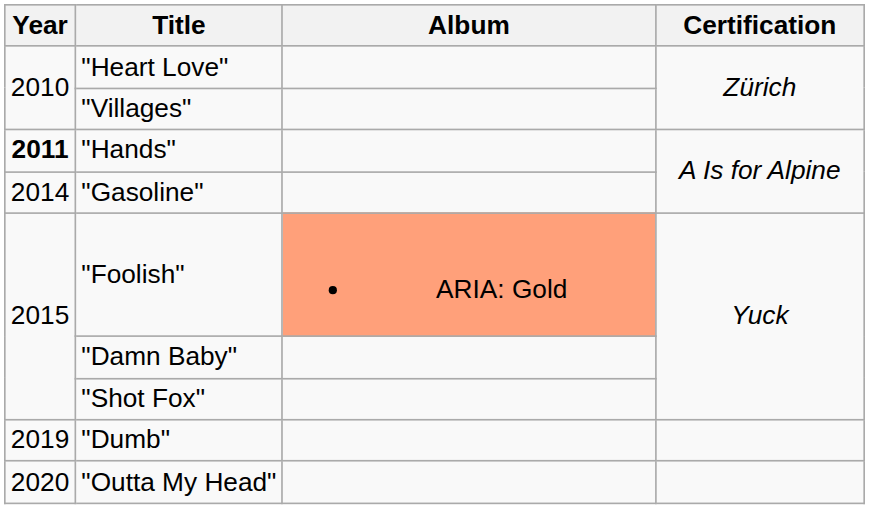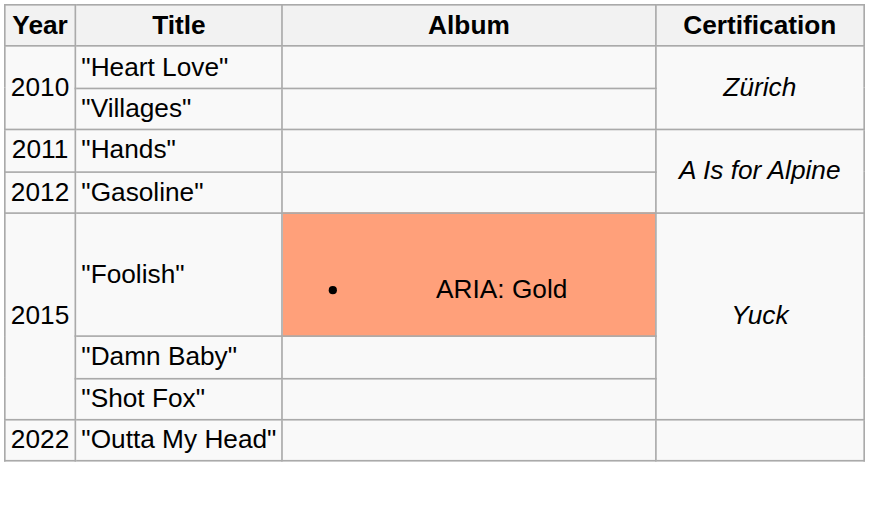(40, 150) bold -> (40, 150) normal
(40, 191) 2014 -> (40, 191) 2012
- row: (126, 440)
(40, 481) 2020 -> (40, 440) 2022
